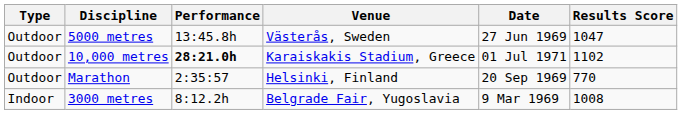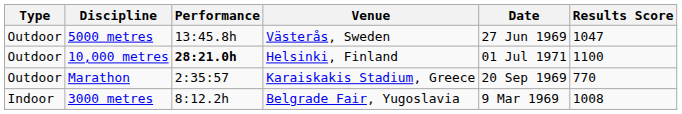(371, 57) Karaiskakis Stadium, Greece -> (332, 57) Helsinki, Finland
(588, 57) 1102 -> (588, 57) 1100
(332, 78) Helsinki, Finland -> (371, 78) Karaiskakis Stadium, Greece
